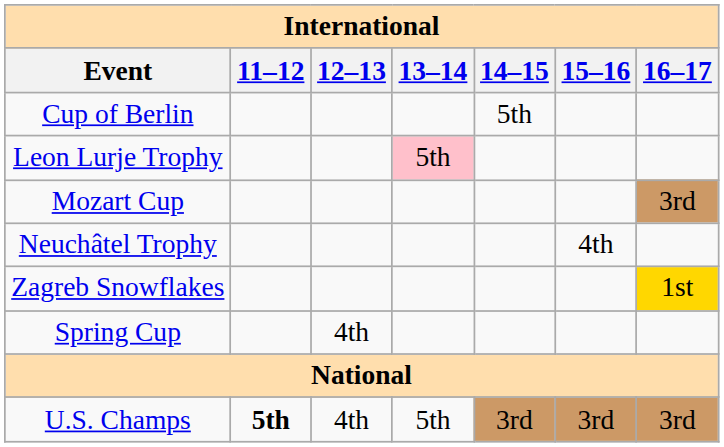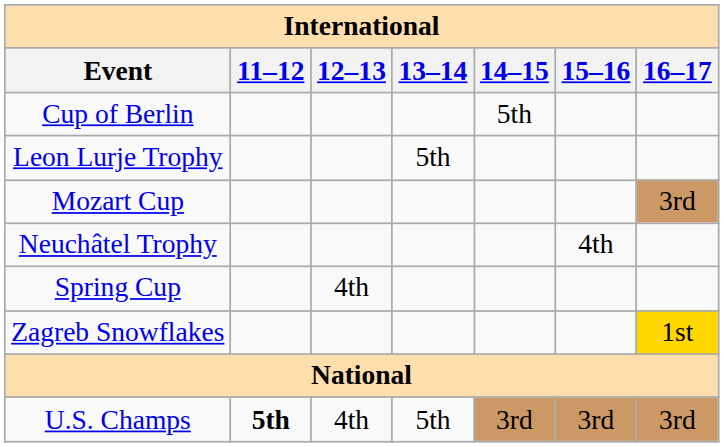(433, 157) pink background -> (433, 157) no background
rows swapped: (118, 331) <-> (118, 288)
